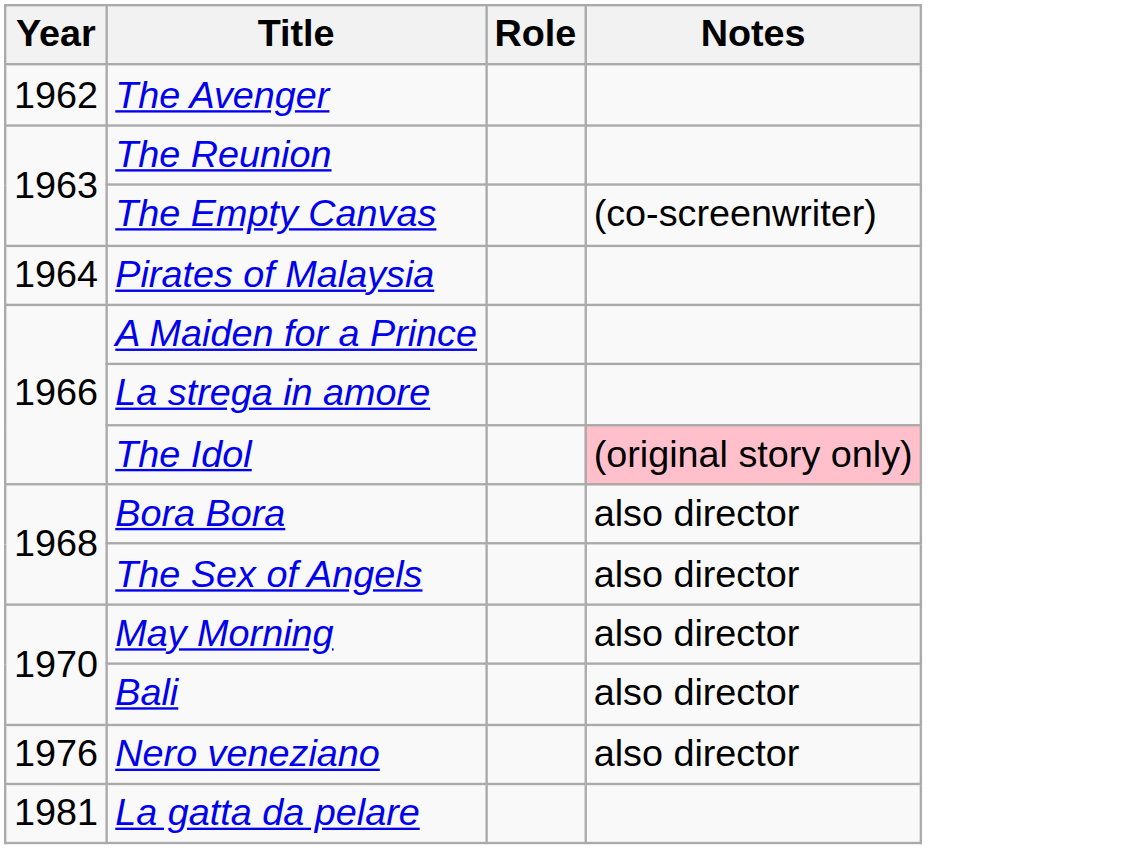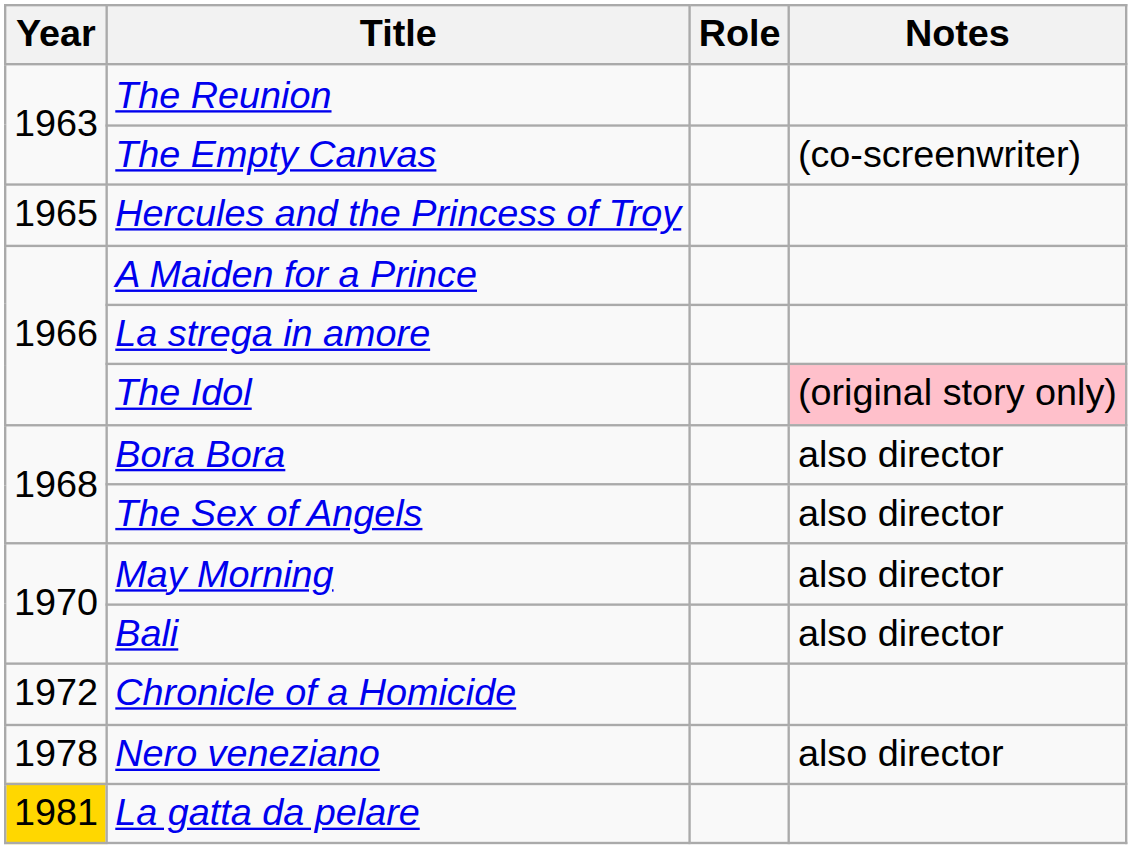- row: (222, 94)
- row: (275, 273)
+ row: (398, 214)
+ row: (316, 693)
(56, 753) 1976 -> (56, 753) 1978
(56, 812) no background -> (56, 812) gold background
